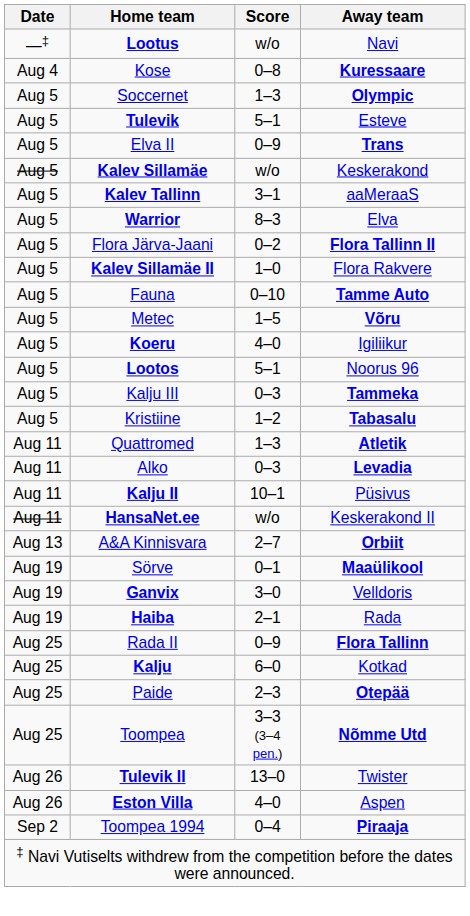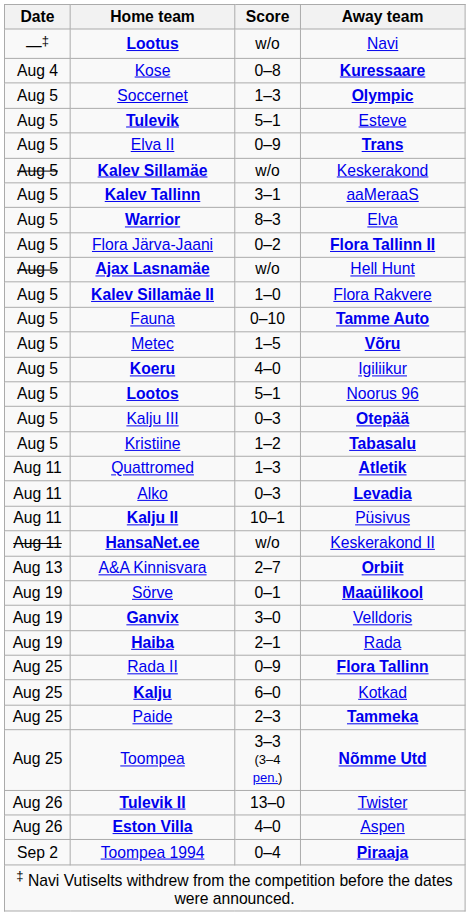+ row: (153, 269)
(383, 394) Tammeka -> (383, 419) Otepää
(383, 692) Otepää -> (383, 717) Tammeka
